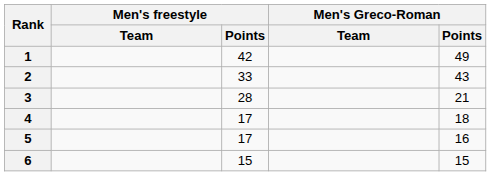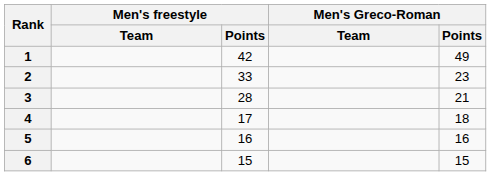(462, 77) 43 -> (462, 77) 23
(245, 139) 17 -> (245, 139) 16
